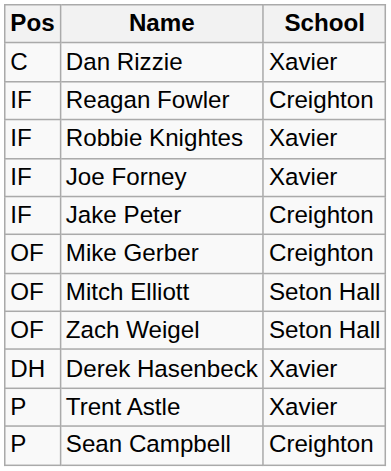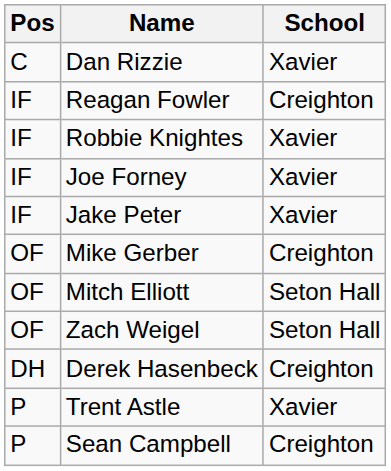(321, 215) Creighton -> (303, 215) Xavier
(303, 368) Xavier -> (321, 368) Creighton
